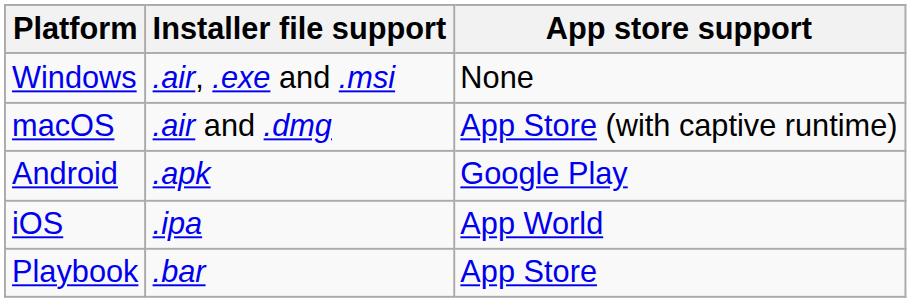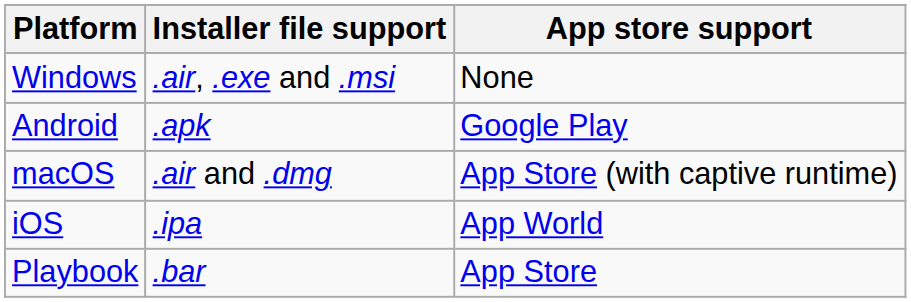rows swapped: (63, 126) <-> (65, 175)
